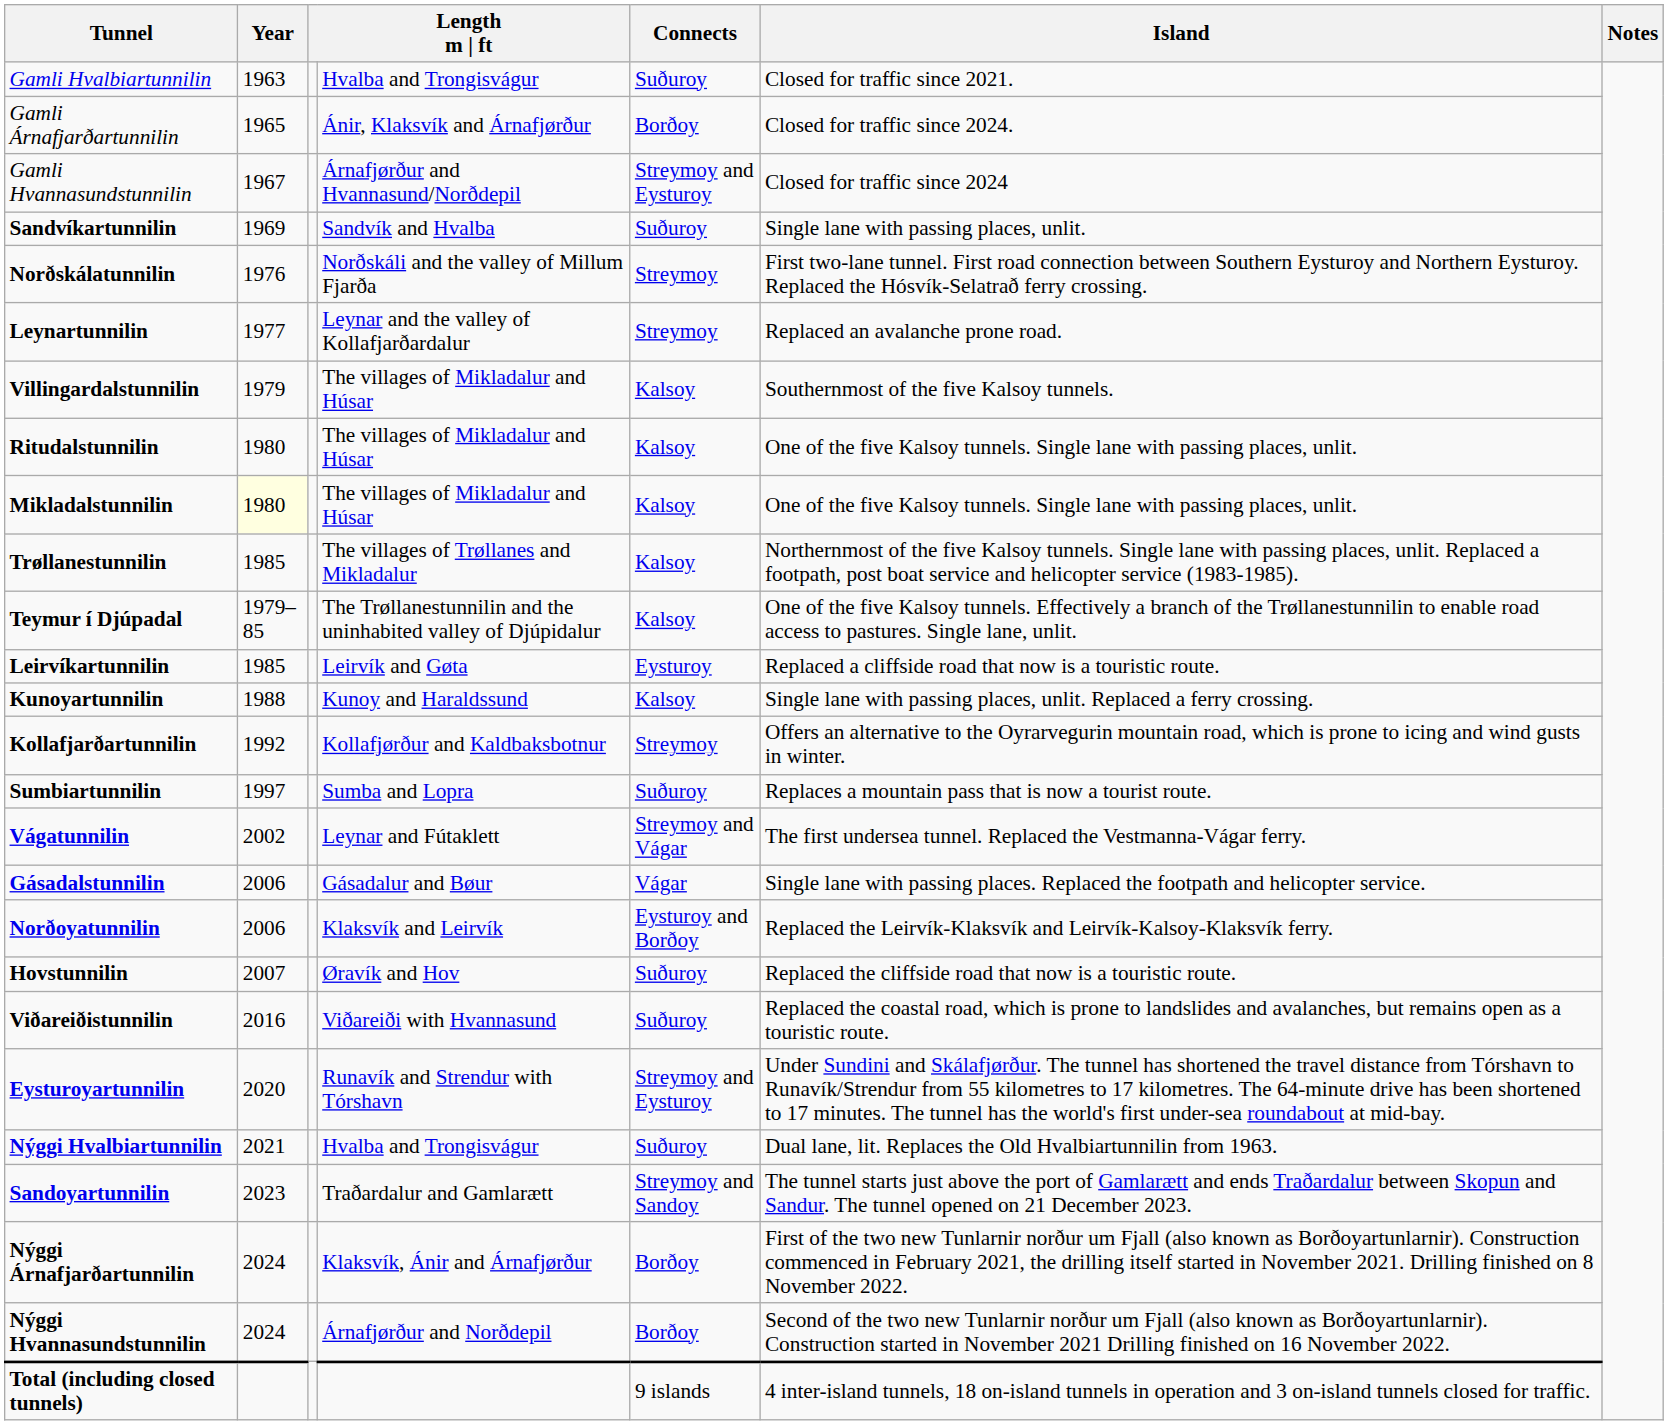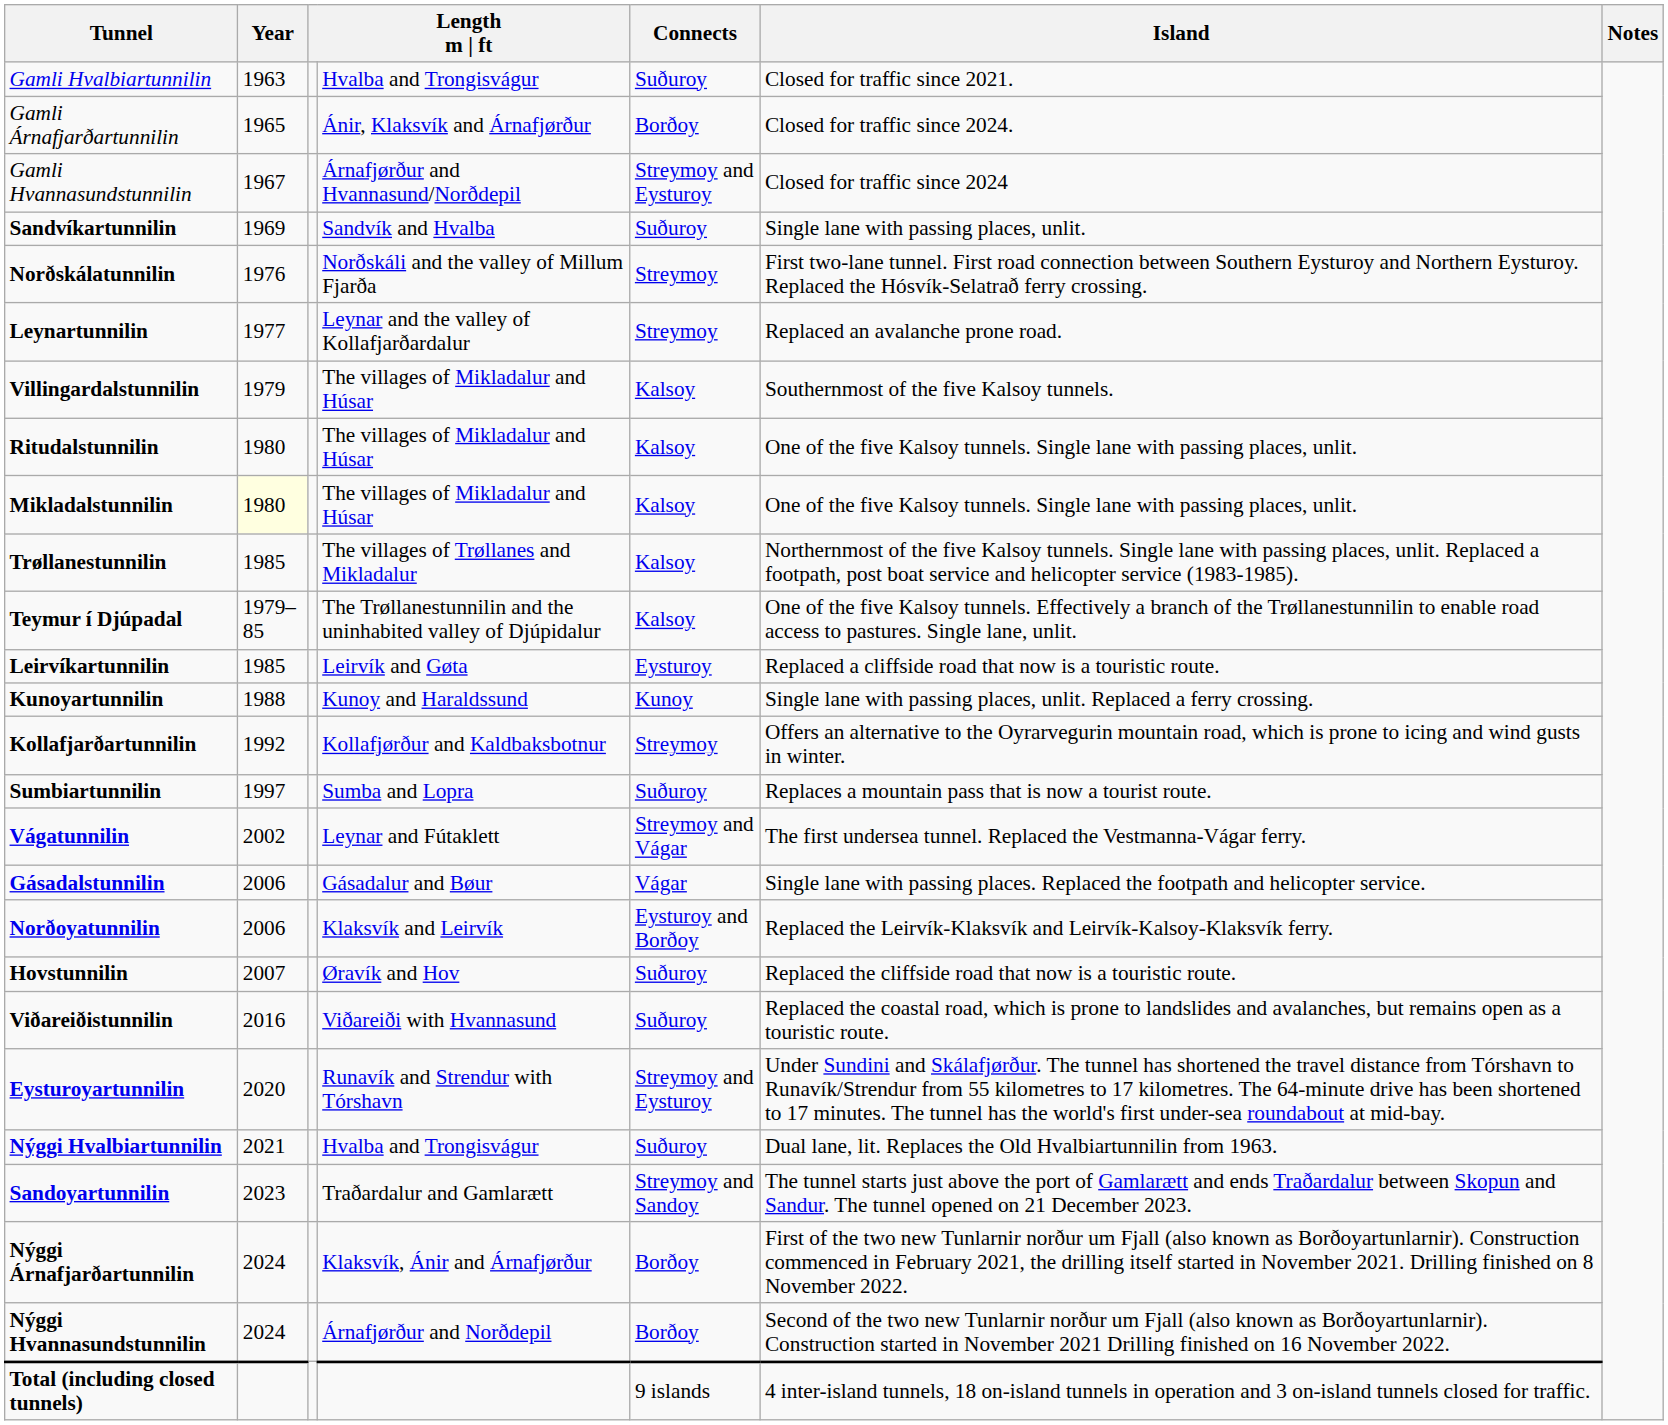(665, 699) Kalsoy -> (664, 699) Kunoy
